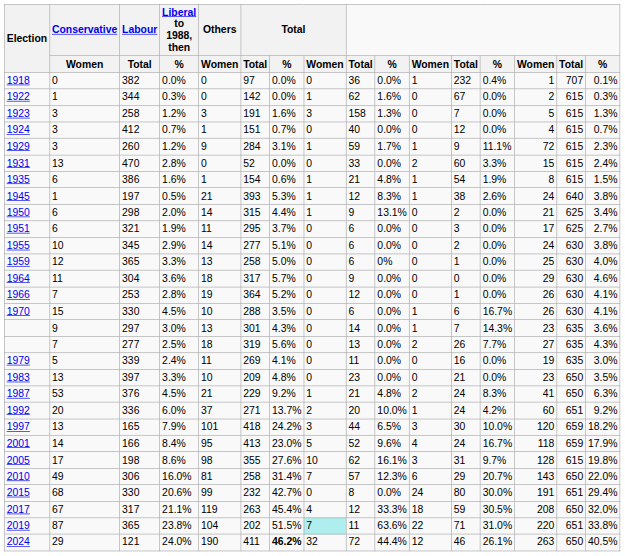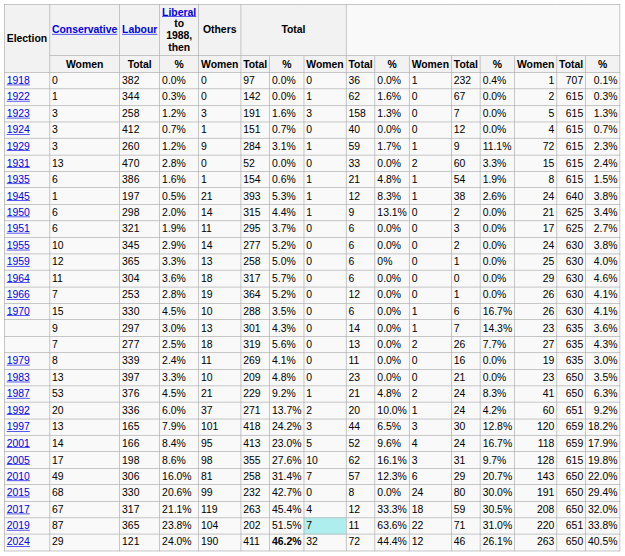(284, 245) 5.1% -> (284, 245) 5.2%
(351, 278) 9 -> (351, 278) 6
(55, 361) 5 -> (55, 361) 8
(497, 427) 10.0% -> (497, 427) 12.8%
(575, 493) 651 -> (575, 493) 650
